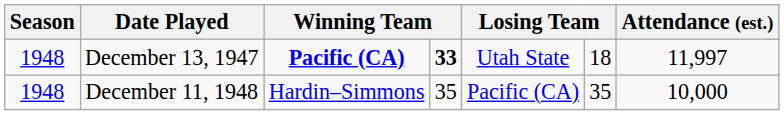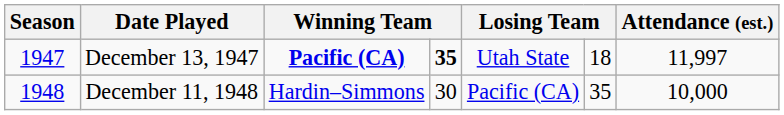(42, 57) 1948 -> (42, 57) 1947
(446, 57) 33 -> (446, 57) 35
(446, 92) 35 -> (446, 92) 30
